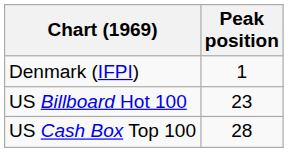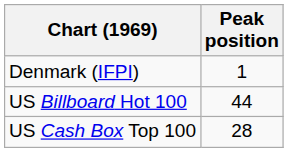(242, 101) 23 -> (242, 101) 44
